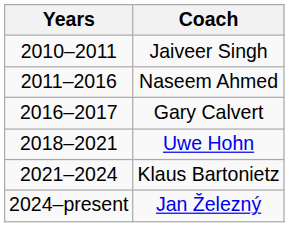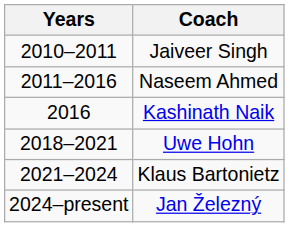+ row: (209, 112)
- row: (209, 112)
